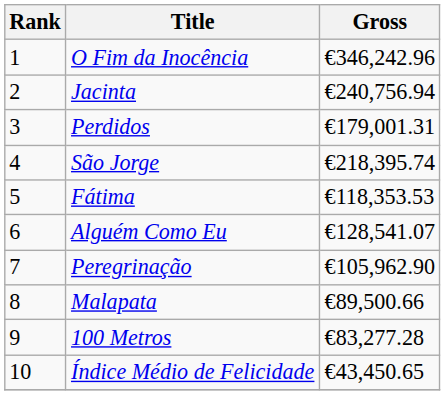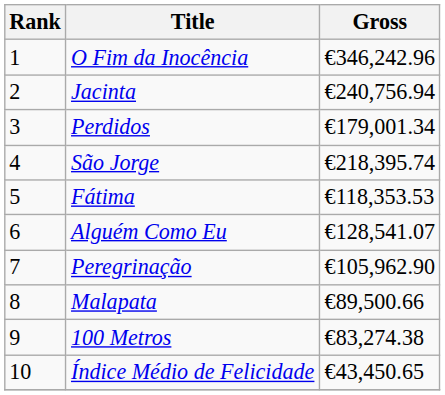(380, 127) €179,001.31 -> (380, 127) €179,001.34
(374, 337) €83,277.28 -> (374, 337) €83,274.38
